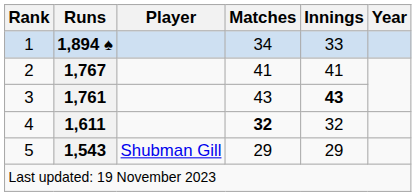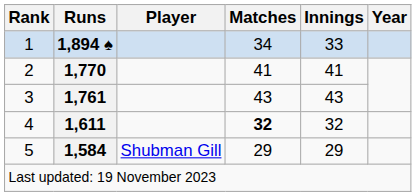(85, 71) 1,767 -> (85, 71) 1,770
(334, 97) bold -> (334, 97) normal
(85, 151) 1,543 -> (85, 151) 1,584
